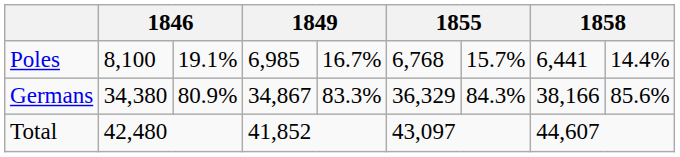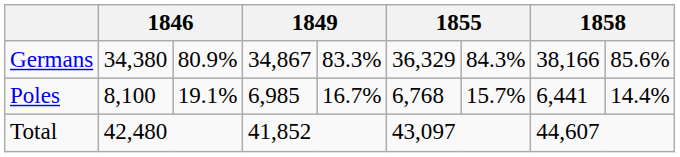rows swapped: (52, 95) <-> (35, 59)
